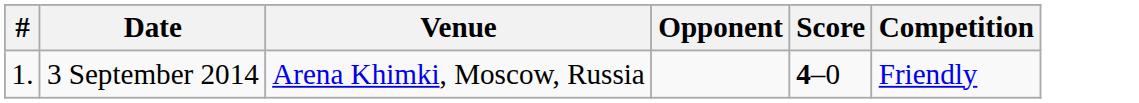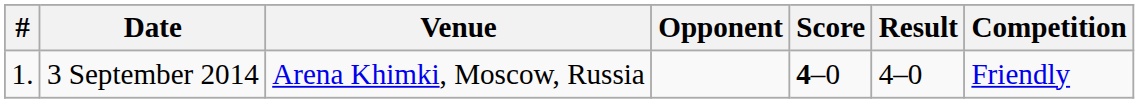+ column: (918, 27)
